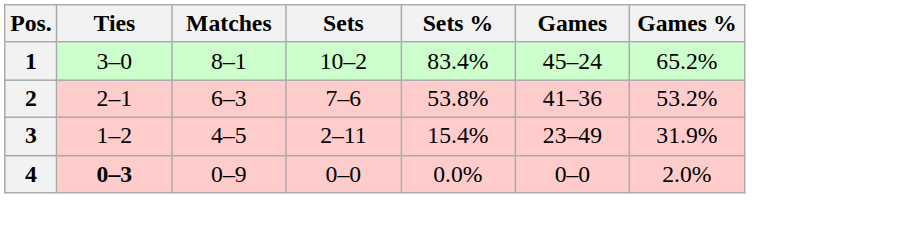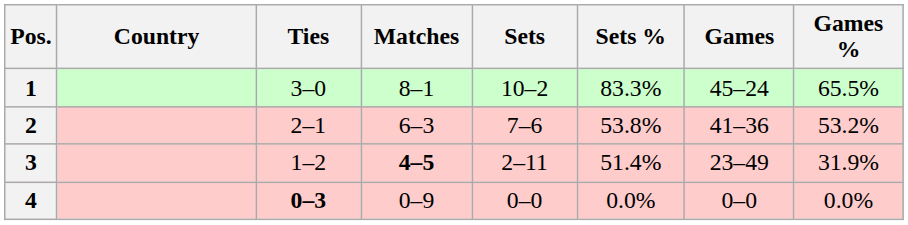+ column: (157, 36)
(458, 60) 83.4% -> (631, 87) 83.3%
(687, 60) 65.2% -> (848, 87) 65.5%
(229, 135) normal -> (417, 162) bold
(458, 135) 15.4% -> (631, 162) 51.4%
(687, 173) 2.0% -> (848, 200) 0.0%
